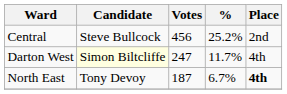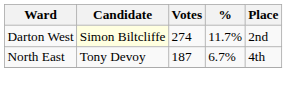- row: (27, 36)
(182, 57) 247 -> (182, 36) 274
(257, 57) 4th -> (258, 36) 2nd
(258, 78) bold -> (257, 57) normal
